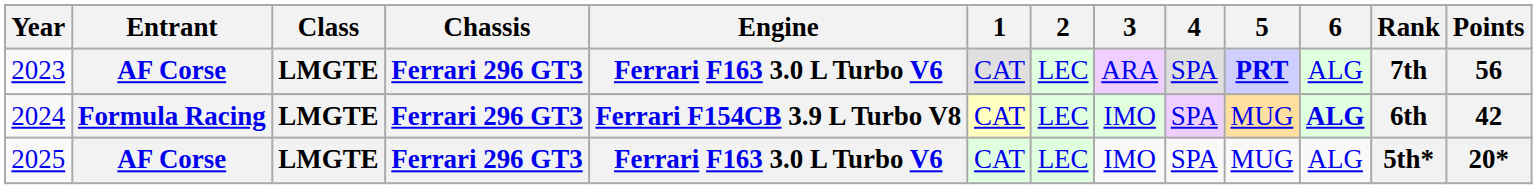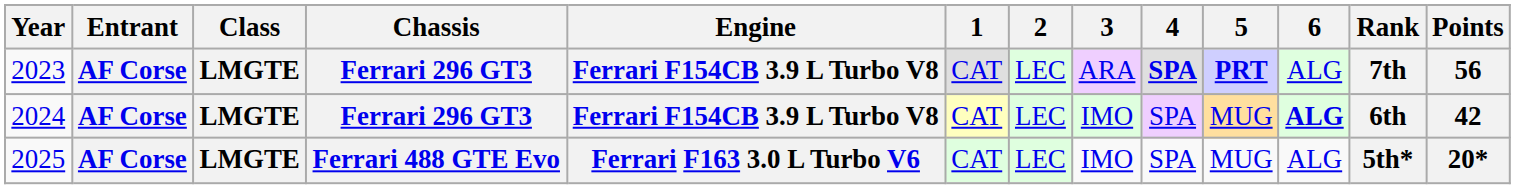(778, 70) Ferrari F163 3.0 L Turbo V6 -> (756, 70) Ferrari F154CB 3.9 L Turbo V8
(1194, 70) normal -> (1173, 70) bold
(172, 115) Formula Racing -> (132, 115) AF Corse
(487, 159) Ferrari 296 GT3 -> (436, 159) Ferrari 488 GTE Evo
